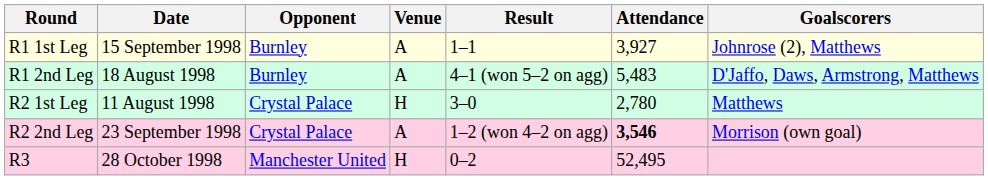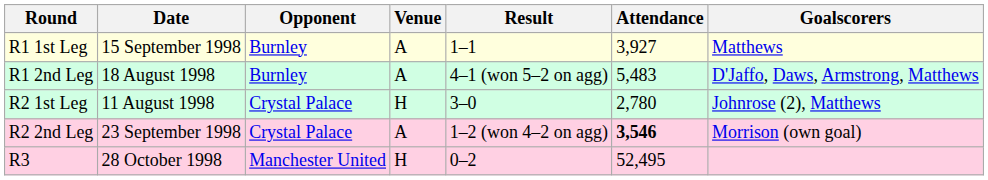(796, 47) Johnrose (2), Matthews -> (747, 47) Matthews
(747, 103) Matthews -> (796, 103) Johnrose (2), Matthews
